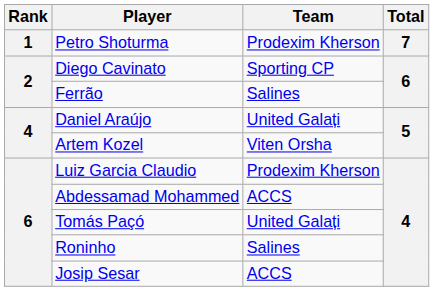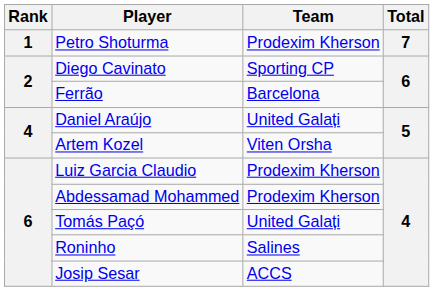(273, 94) Salines -> (283, 94) Barcelona
(269, 196) ACCS -> (313, 196) Prodexim Kherson
